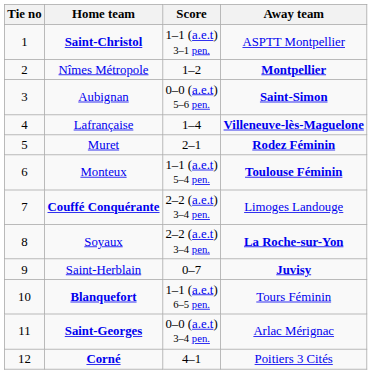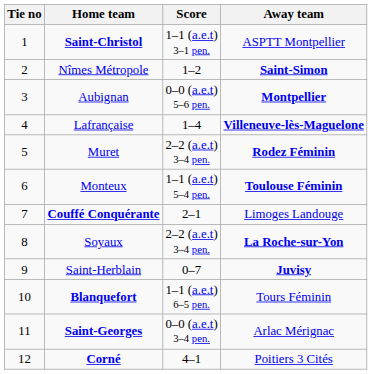(294, 69) Montpellier -> (294, 69) Saint-Simon
(294, 97) Saint-Simon -> (294, 97) Montpellier
(192, 144) 2–1 -> (192, 152) 2–2 (a.e.t) 3–4 pen.
(192, 207) 2–2 (a.e.t) 3–4 pen. -> (192, 214) 2–1
